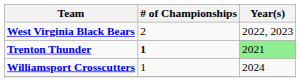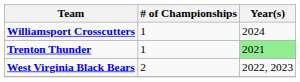rows swapped: (71, 31) <-> (71, 67)
(143, 49) bold -> (143, 49) normal
